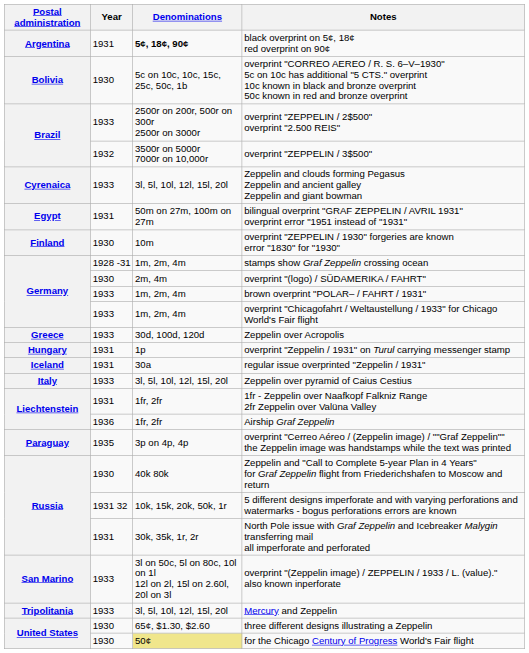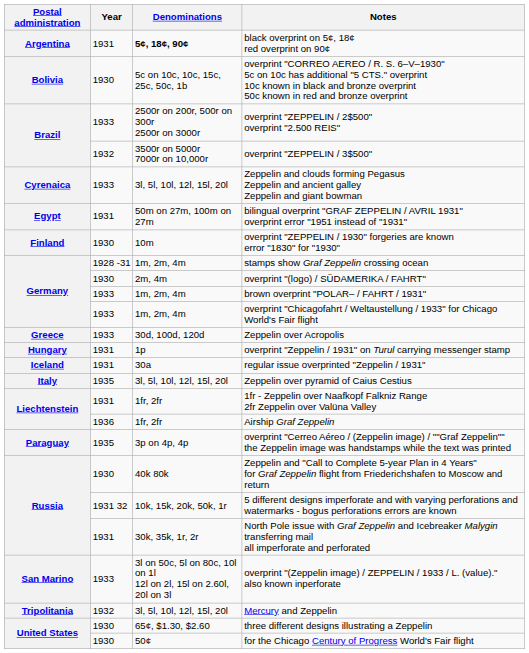(103, 380) 1933 -> (103, 380) 1935
(103, 610) 1933 -> (103, 610) 1932
(143, 641) khaki background -> (143, 641) no background
